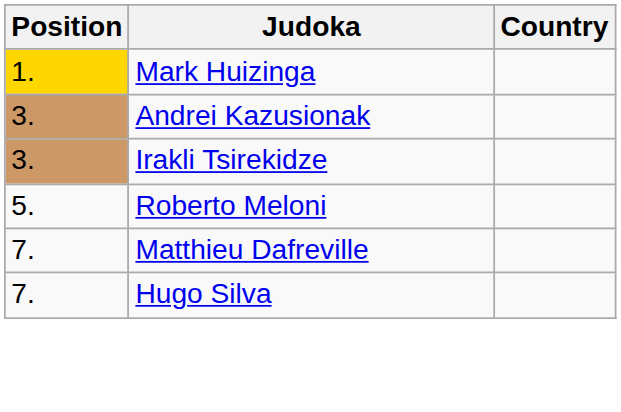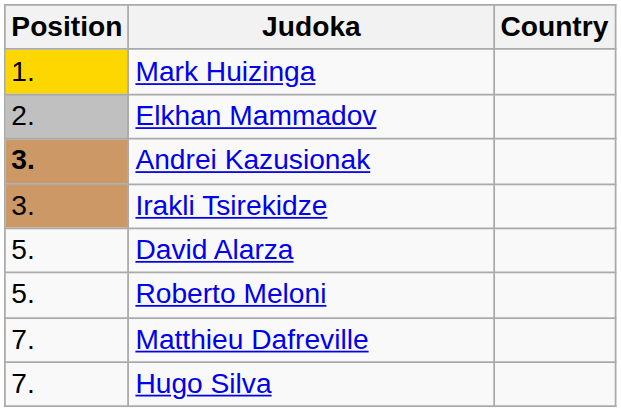+ row: (256, 116)
(23, 116) normal -> (23, 160) bold
+ row: (214, 250)
